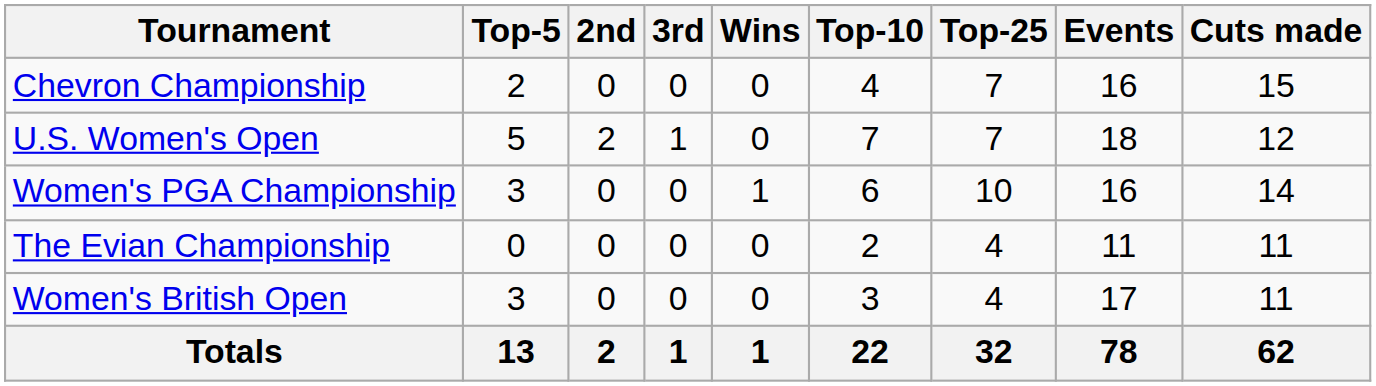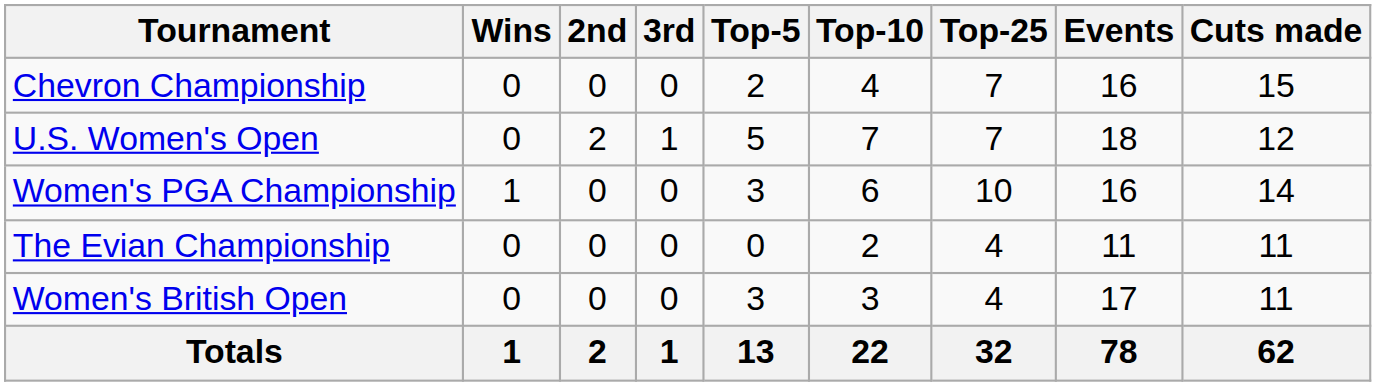columns swapped: (760, 31) <-> (516, 31)
